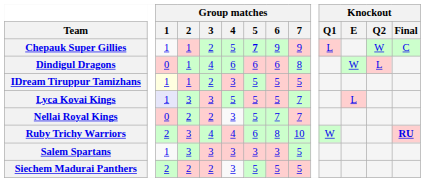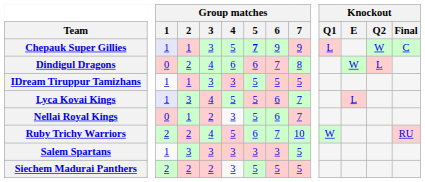(167, 47) no background -> (167, 47) lavender background
(211, 47) 2 -> (211, 47) 3
(189, 65) 1 -> (189, 65) 2
(277, 65) 6 -> (277, 65) 7
(167, 82) lightyellow background -> (167, 82) no background
(211, 82) 2 -> (211, 82) 3
(211, 99) 3 -> (211, 99) 4
(277, 99) 5 -> (277, 99) 6
(189, 117) 2 -> (189, 117) 1
(277, 117) 7 -> (277, 117) 6
(189, 134) 3 -> (189, 134) 2
(233, 134) 4 -> (233, 134) 5
(277, 134) 8 -> (277, 134) 7
(406, 134) bold -> (406, 134) normal
